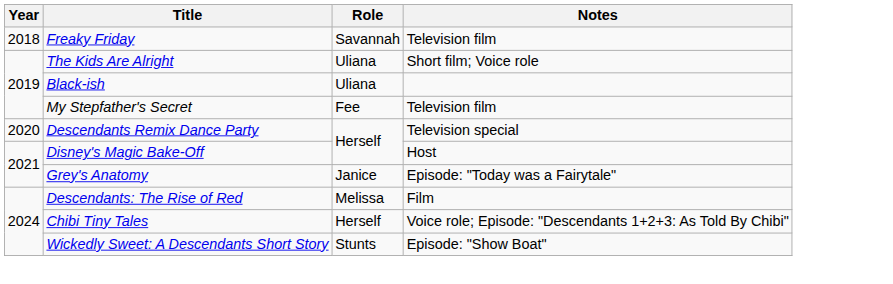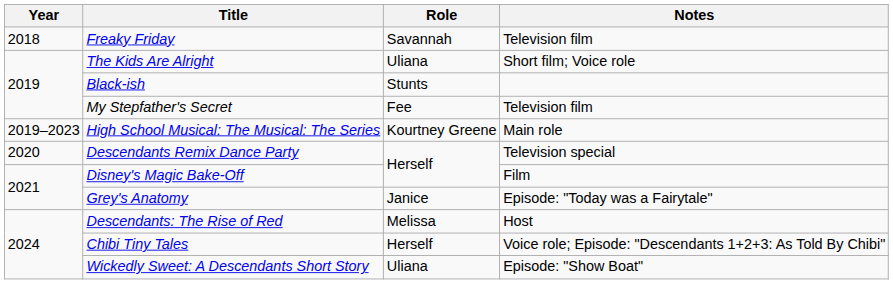(356, 84) Uliana -> (407, 84) Stunts
+ row: (233, 130)
(422, 152) Host -> (517, 175) Film
(420, 198) Film -> (518, 221) Host
(356, 244) Stunts -> (407, 267) Uliana
